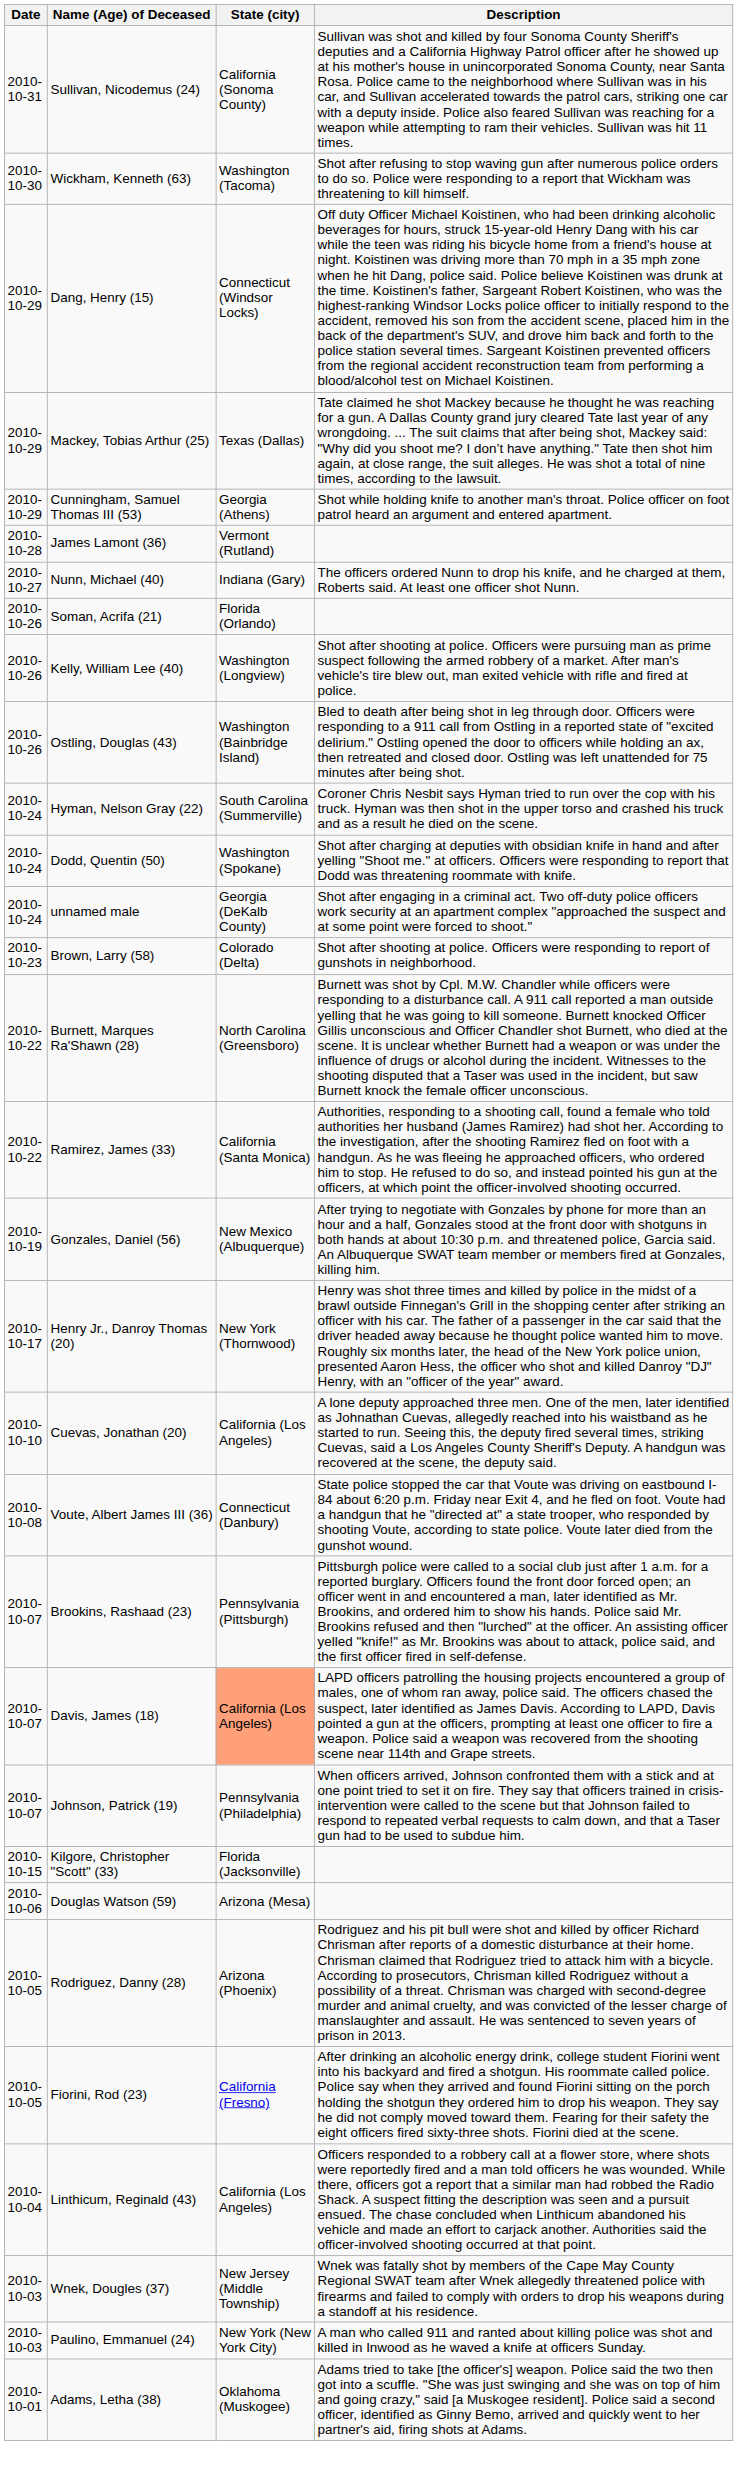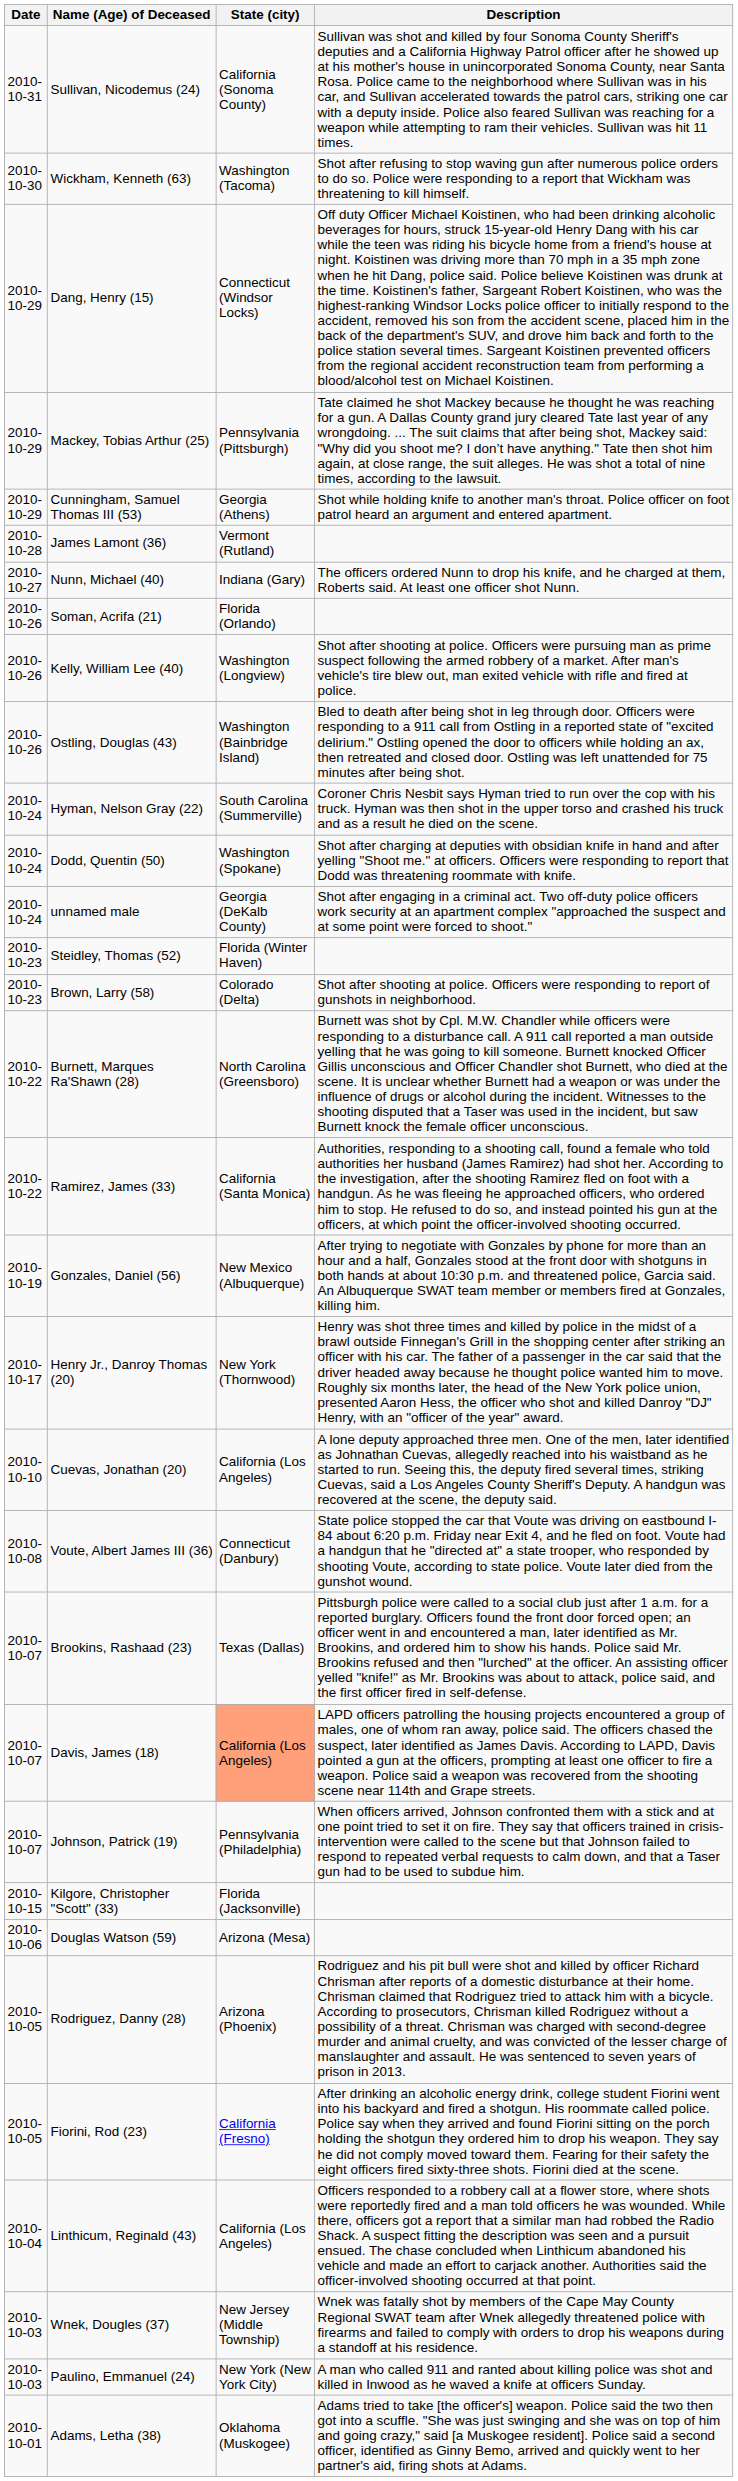(262, 440) Texas (Dallas) -> (259, 440) Pennsylvania (Pittsburgh)
+ row: (116, 956)
(259, 1611) Pennsylvania (Pittsburgh) -> (262, 1648) Texas (Dallas)
